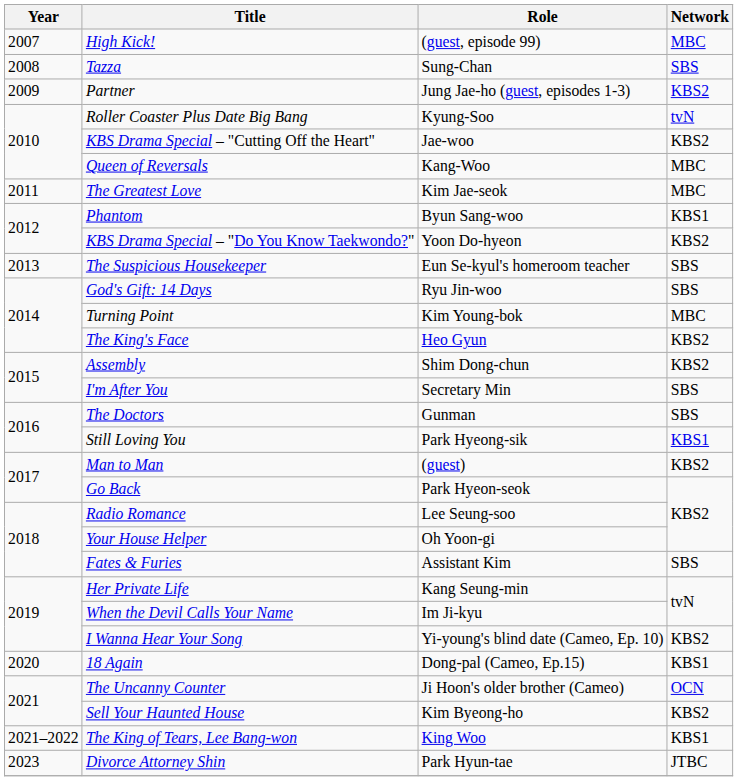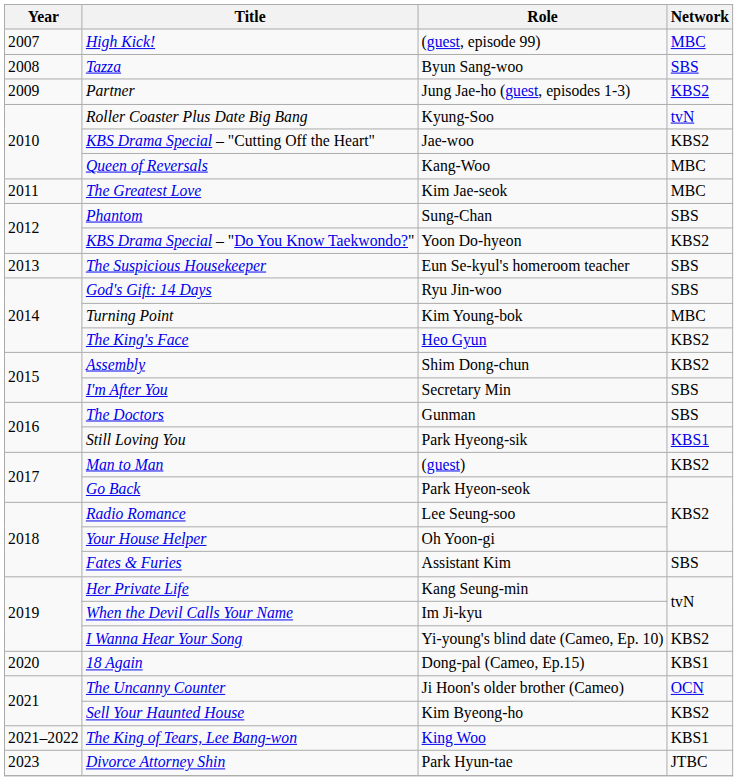(457, 66) Sung-Chan -> (472, 66) Byun Sang-woo
(472, 215) Byun Sang-woo -> (457, 215) Sung-Chan
(690, 215) KBS1 -> (685, 215) SBS
